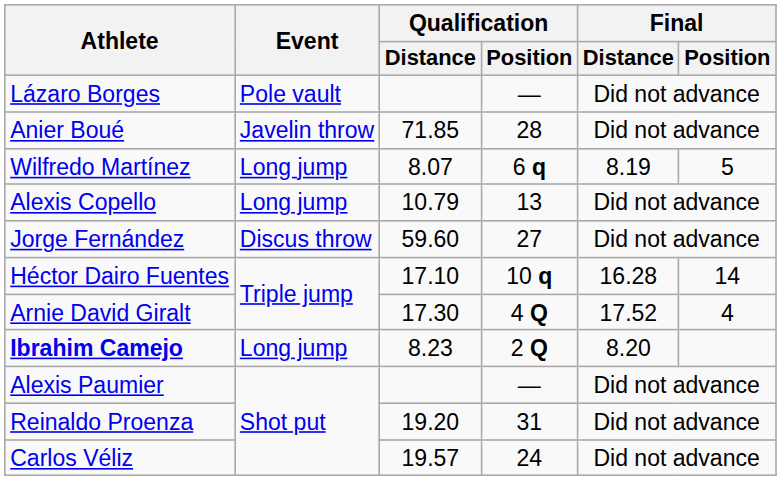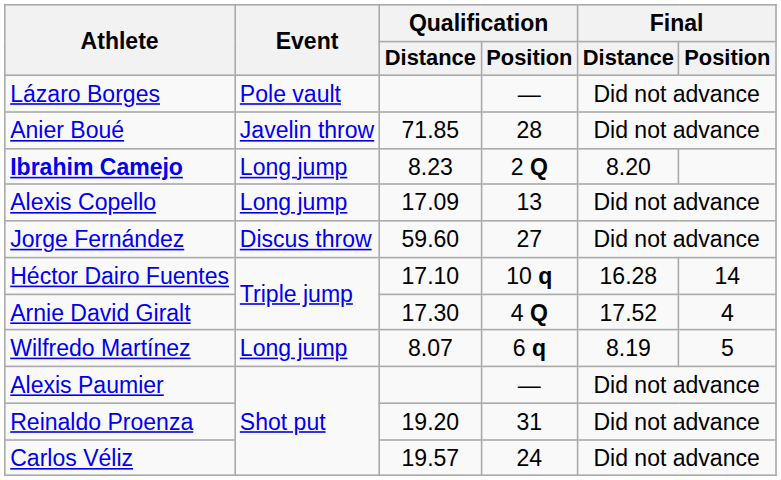rows swapped: (97, 349) <-> (100, 167)
(430, 203) 10.79 -> (430, 203) 17.09
